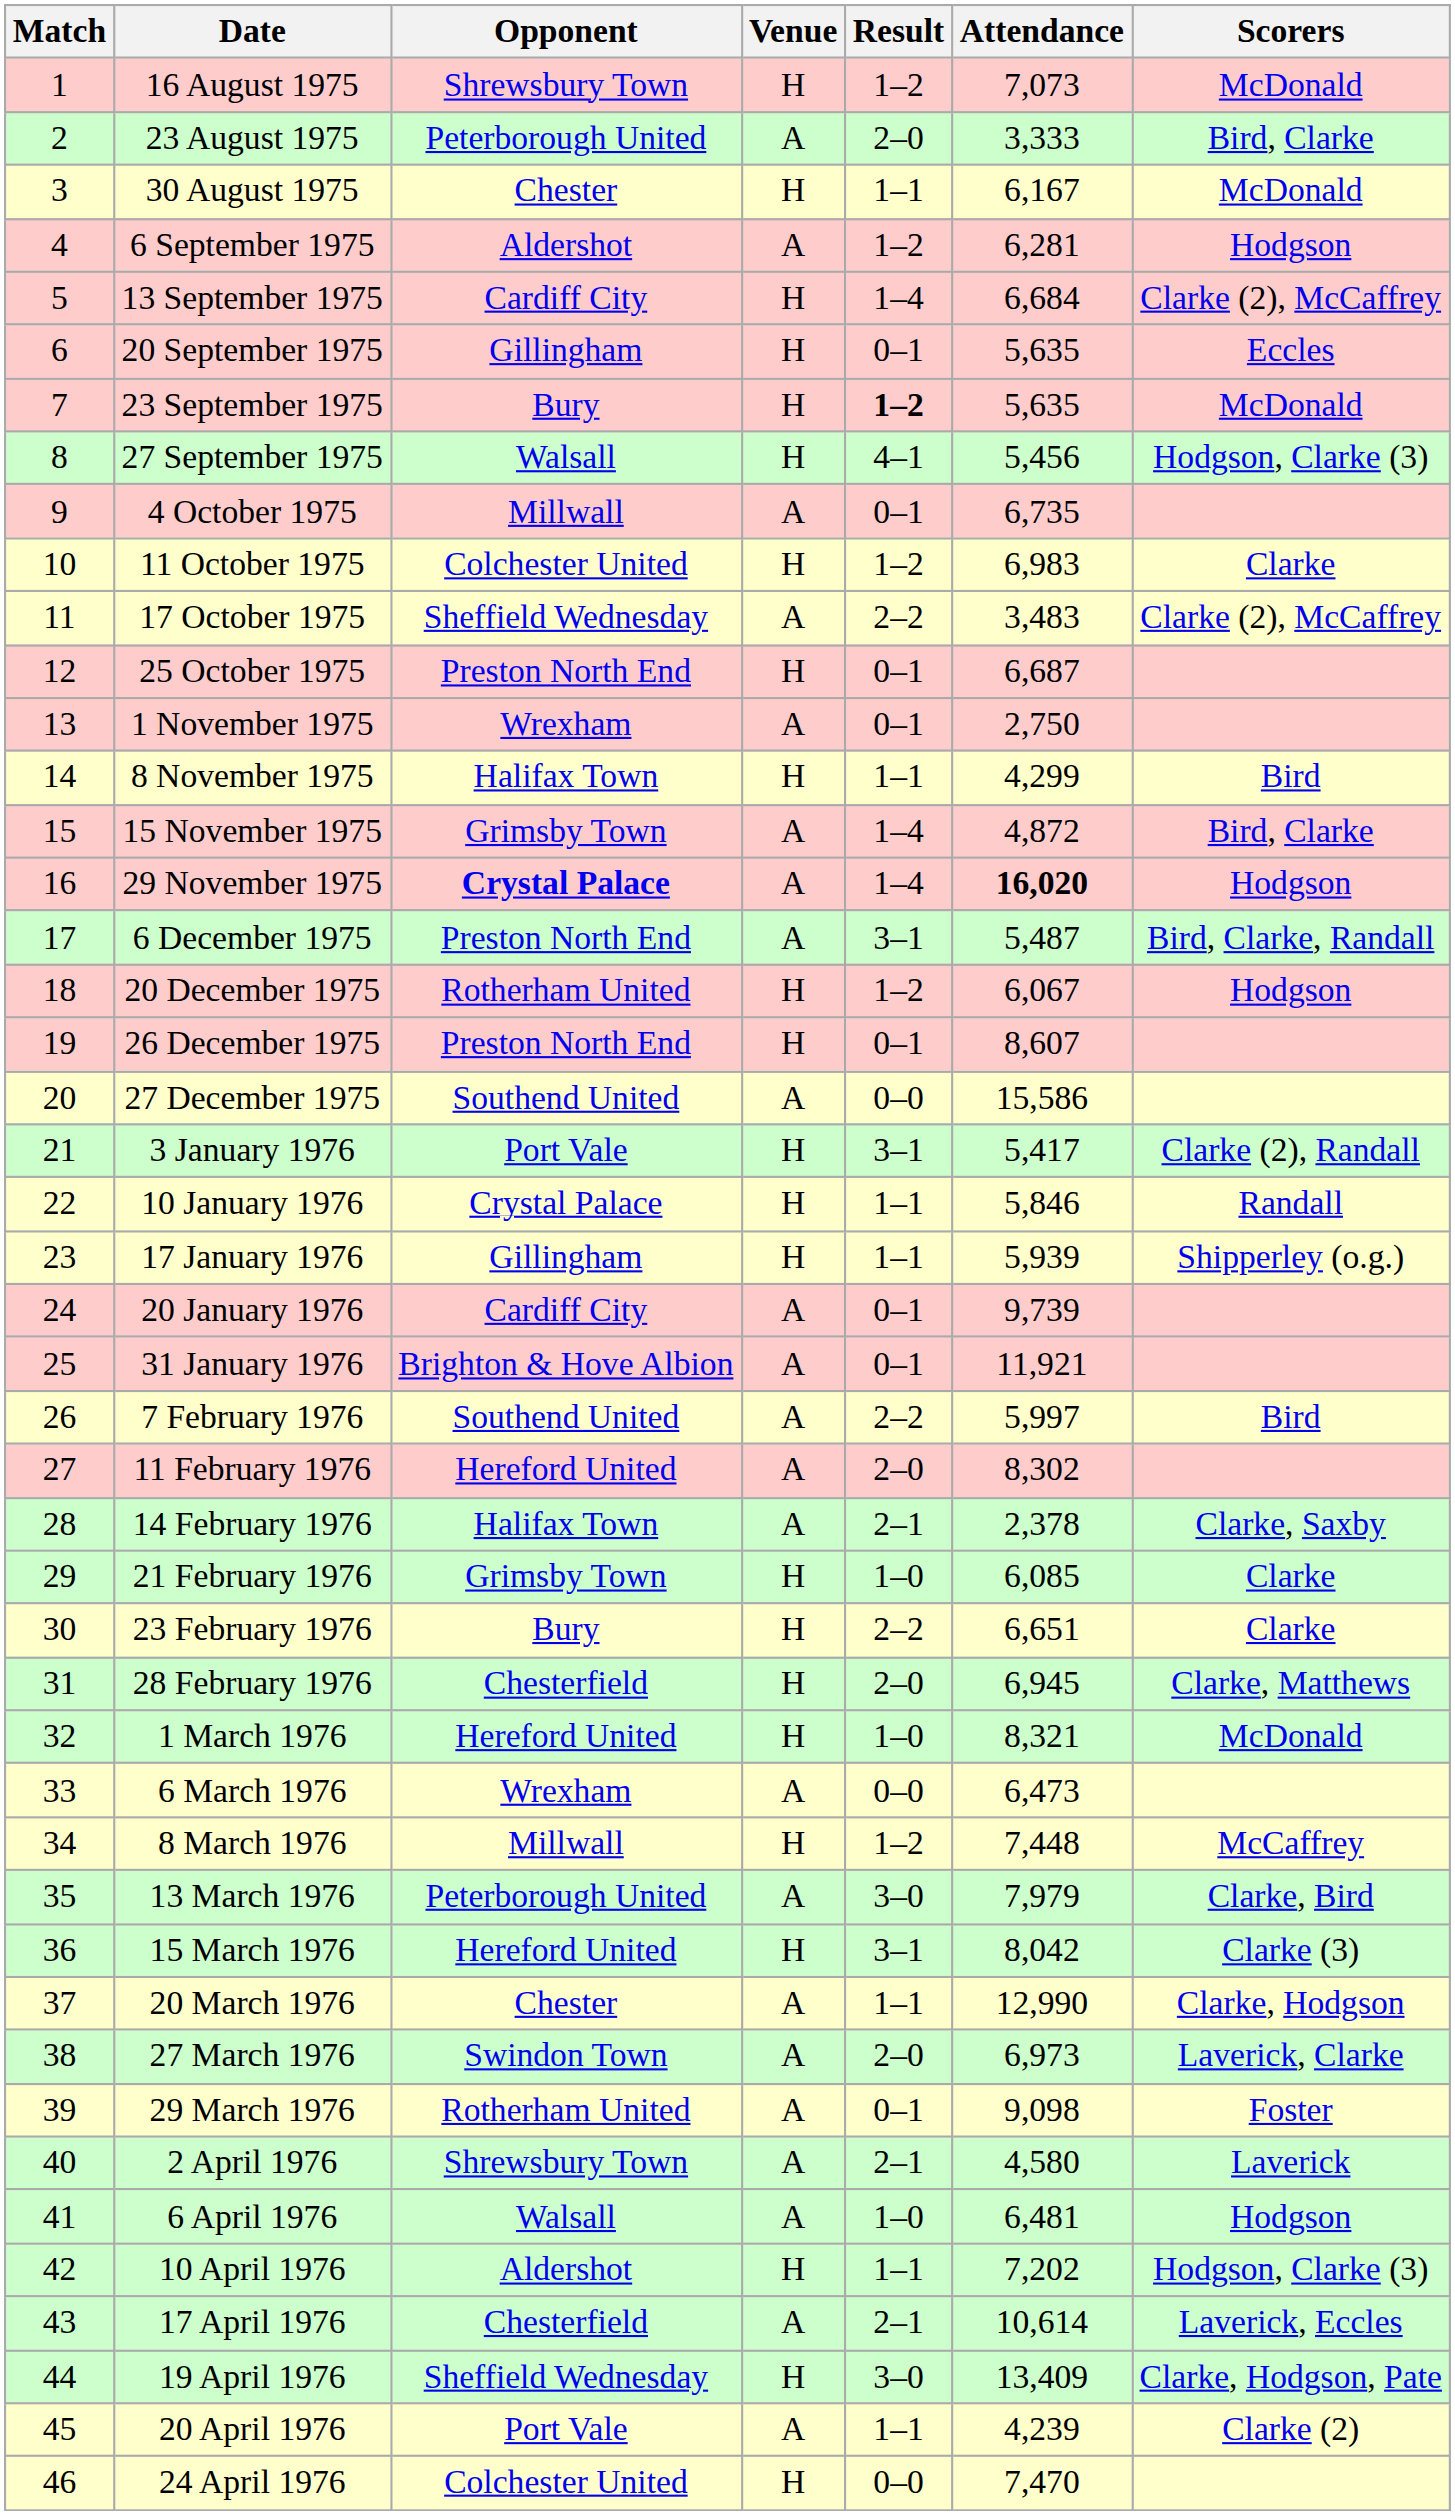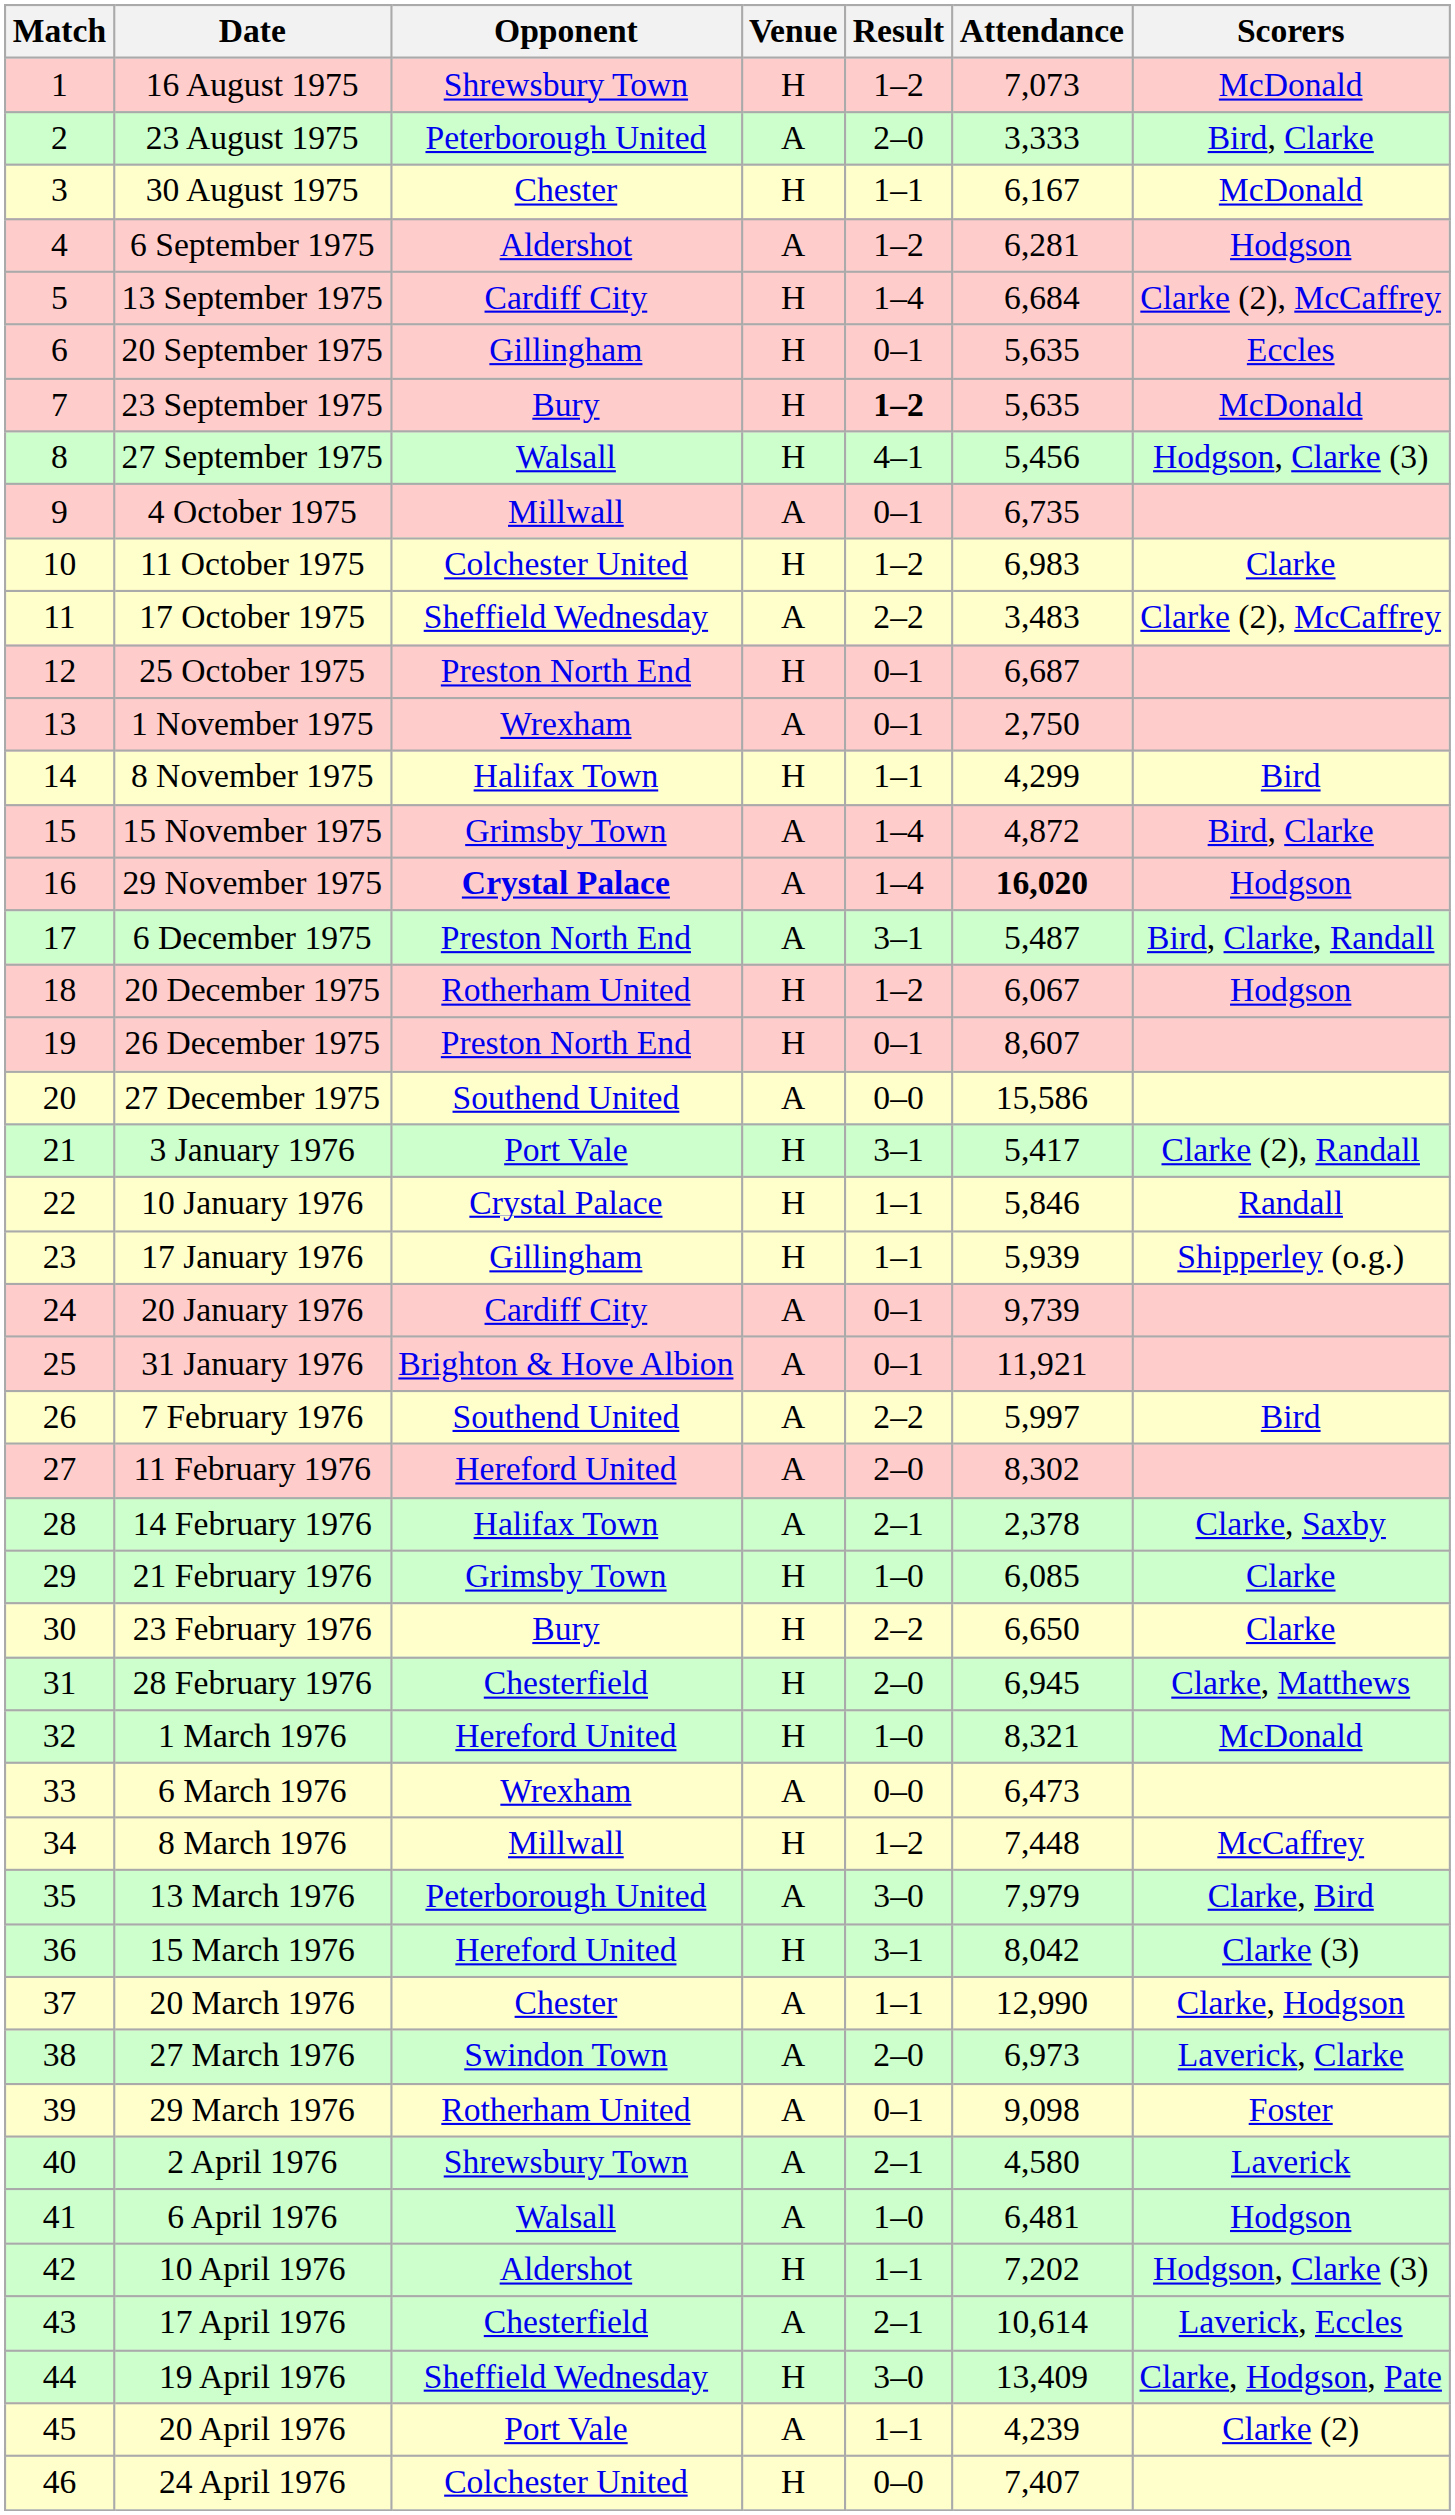(1042, 1629) 6,651 -> (1042, 1629) 6,650
(1042, 2482) 7,470 -> (1042, 2482) 7,407
